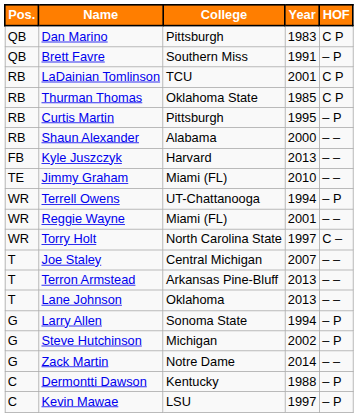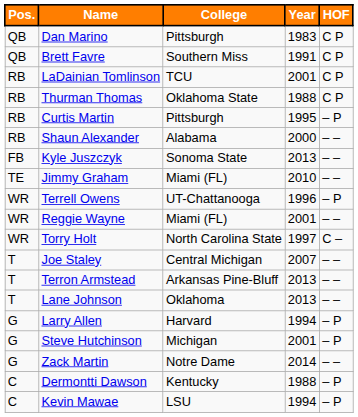(332, 56) – P -> (333, 56) C P
(302, 97) 1985 -> (302, 97) 1988
(189, 158) Harvard -> (207, 158) Sonoma State
(302, 198) 1994 -> (302, 198) 1996
(207, 320) Sonoma State -> (189, 320) Harvard
(302, 341) 2002 -> (302, 341) 2001
(302, 401) 1997 -> (302, 401) 1994
